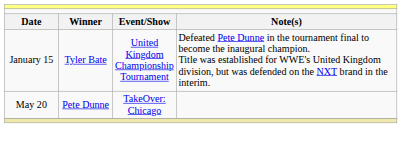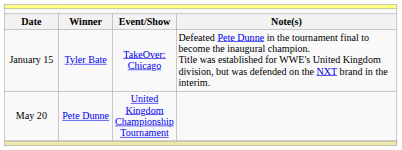(144, 60) United Kingdom Championship Tournament -> (144, 60) TakeOver: Chicago
(144, 104) TakeOver: Chicago -> (144, 116) United Kingdom Championship Tournament
